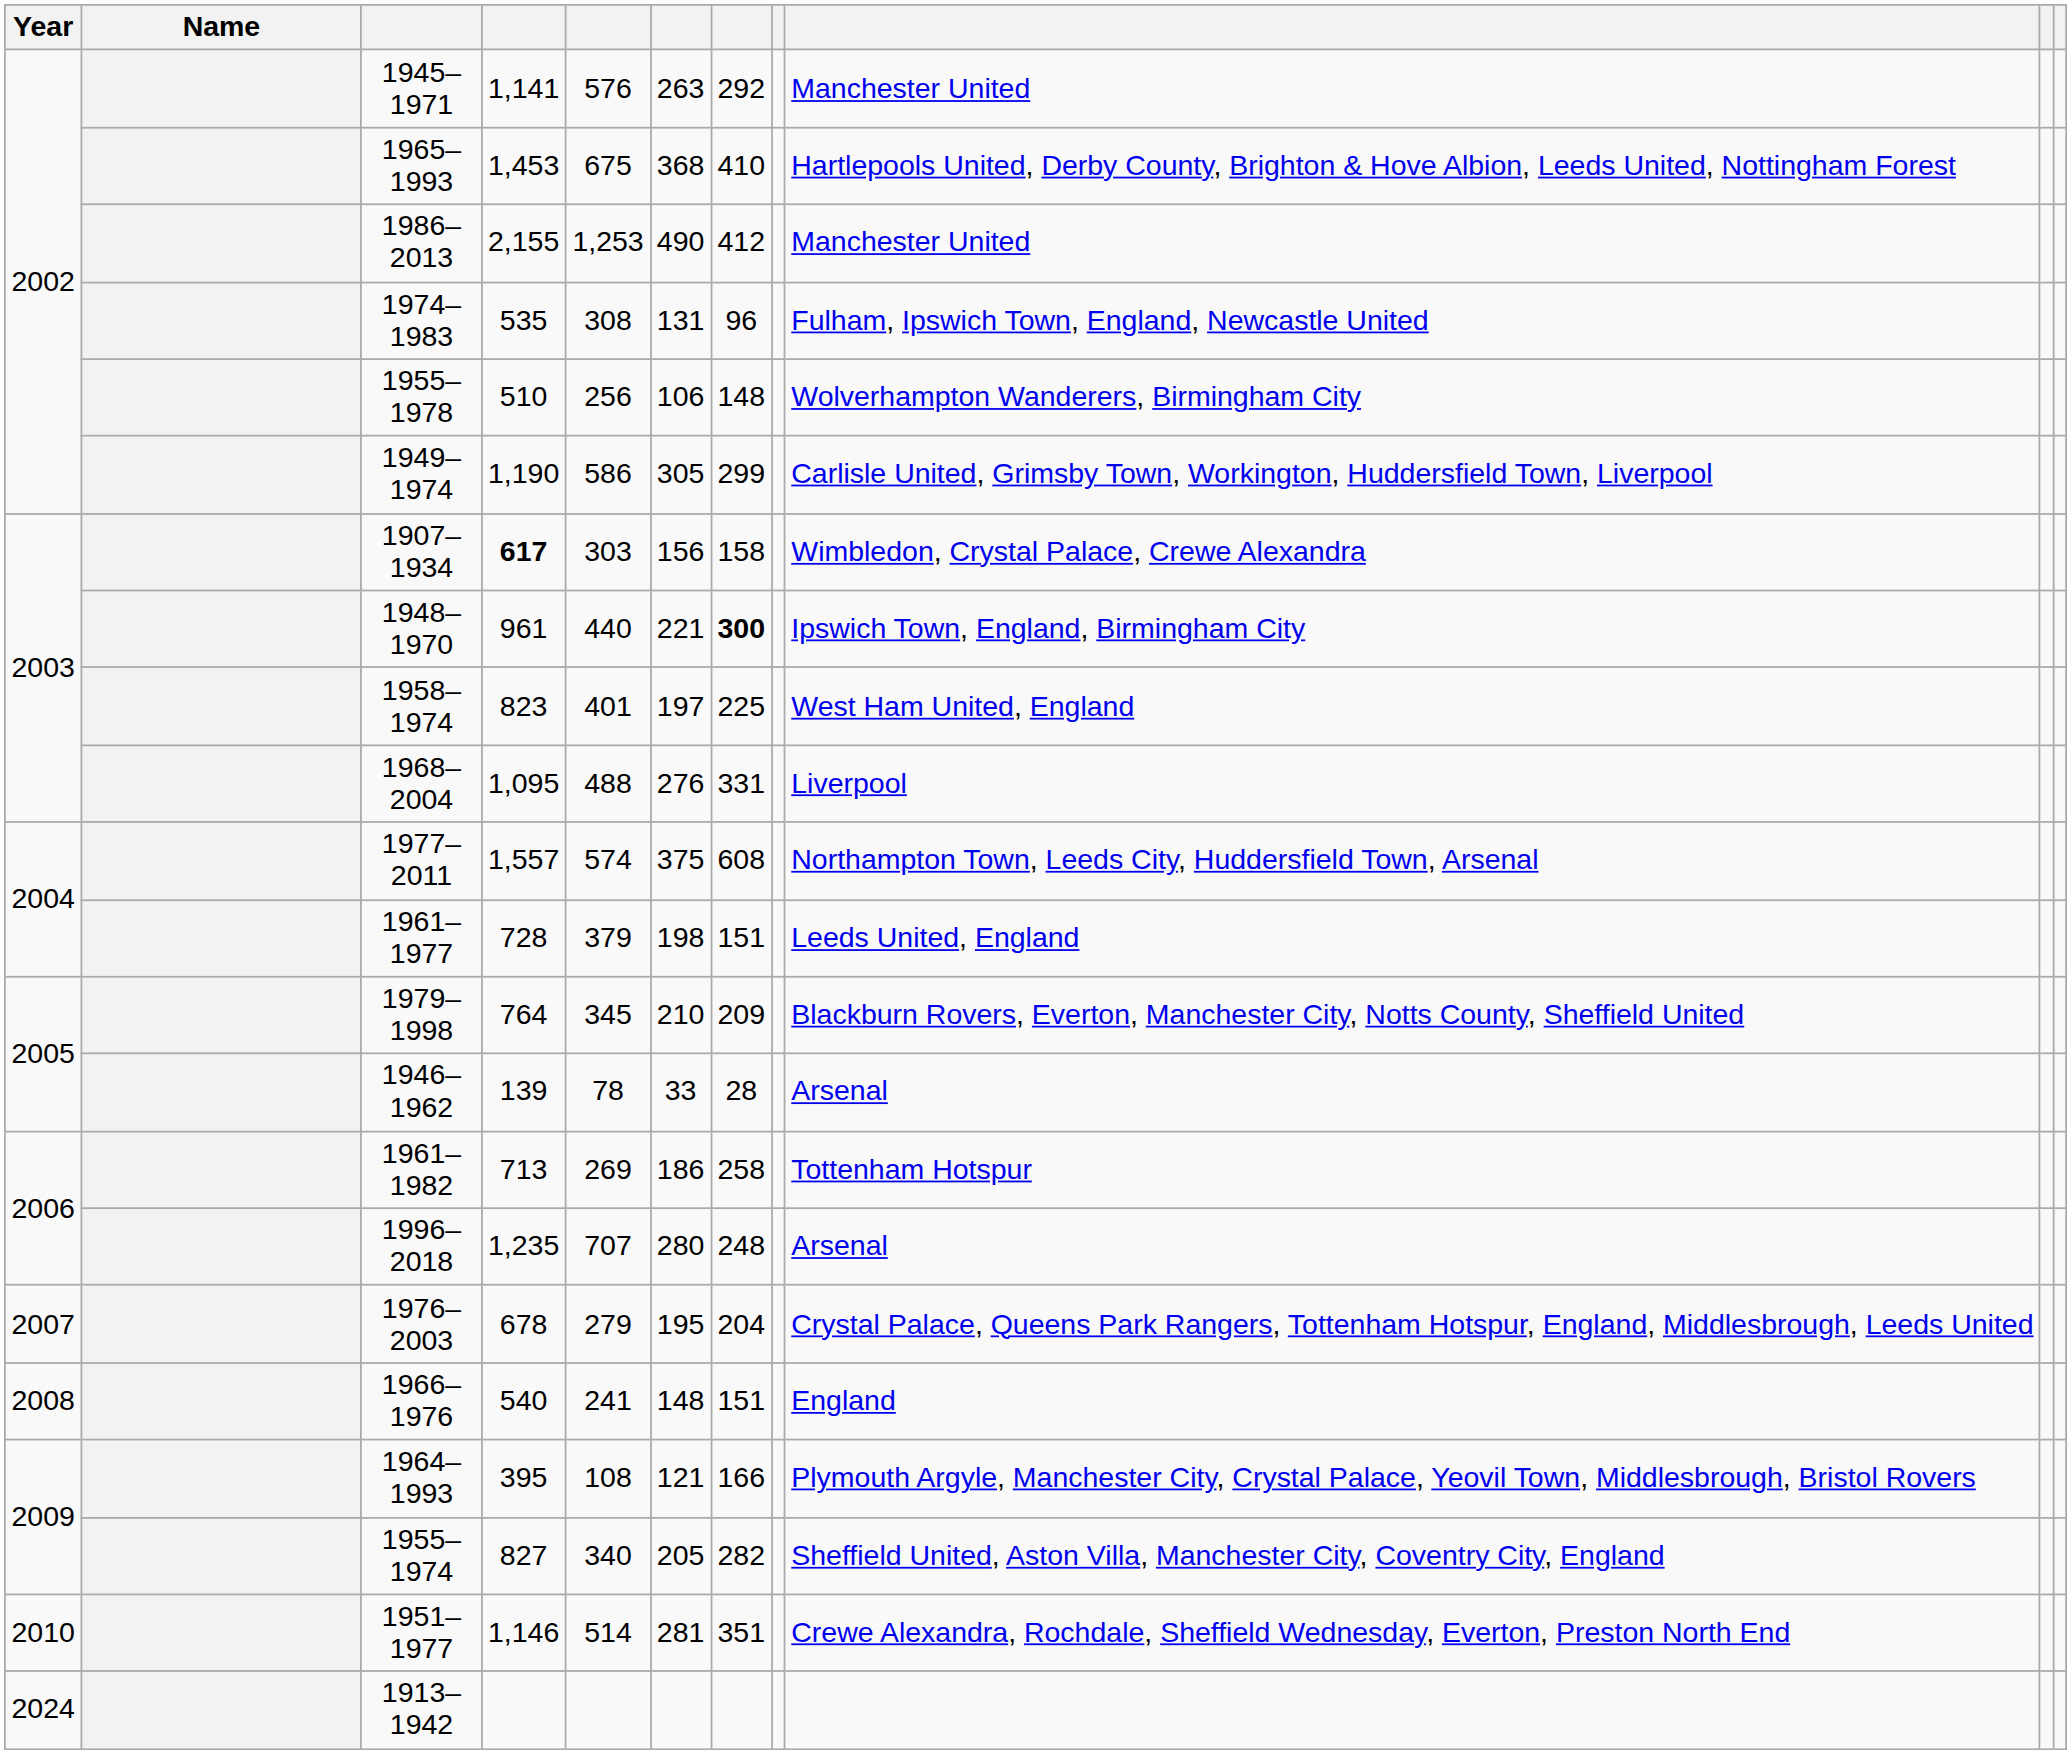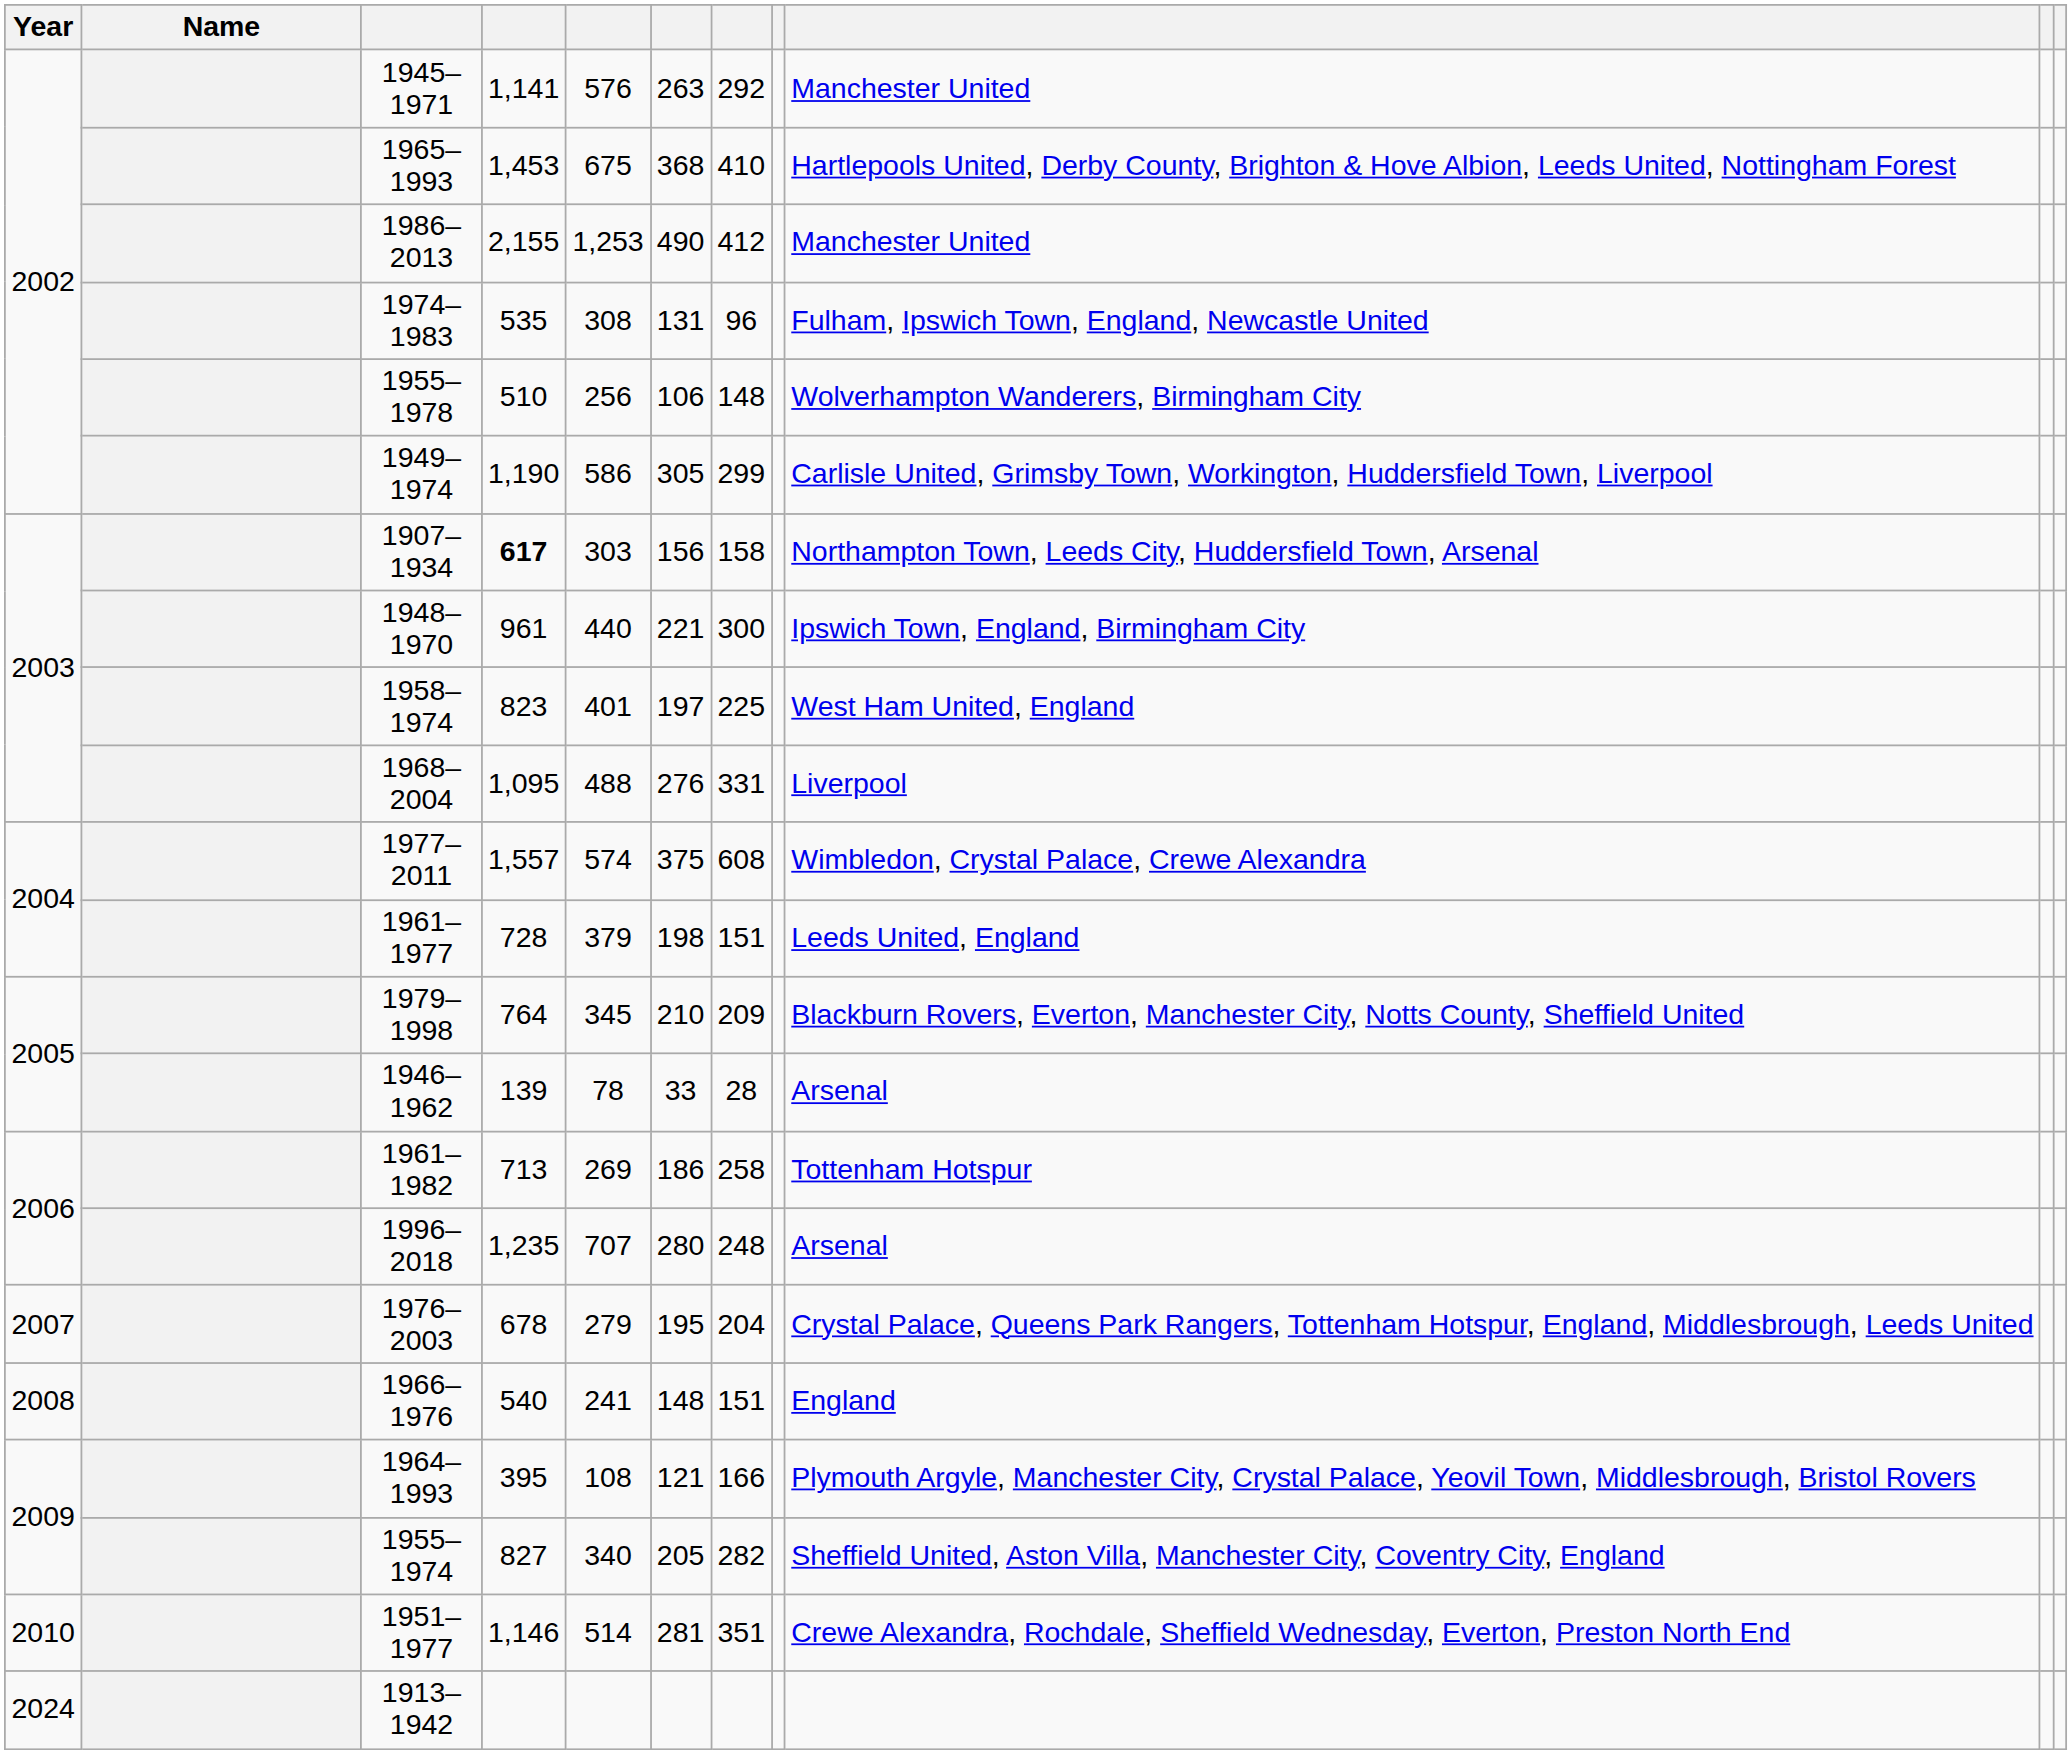(1079, 551) Wimbledon, Crystal Palace, Crewe Alexandra -> (1165, 551) Northampton Town, Leeds City, Huddersfield Town, Arsenal
(741, 628) bold -> (741, 628) normal
(1165, 860) Northampton Town, Leeds City, Huddersfield Town, Arsenal -> (1079, 860) Wimbledon, Crystal Palace, Crewe Alexandra
